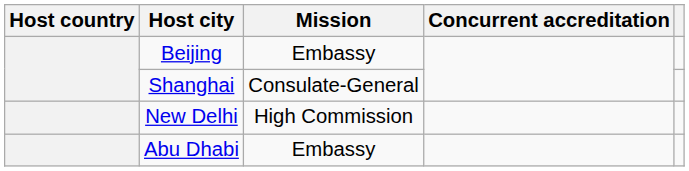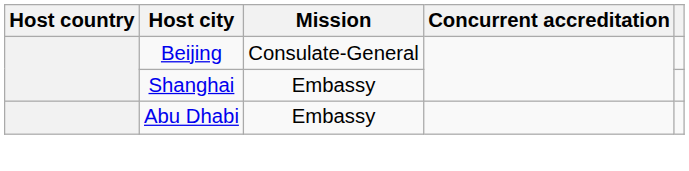(334, 52) Embassy -> (334, 52) Consulate-General
(334, 85) Consulate-General -> (334, 85) Embassy
- row: (191, 117)
